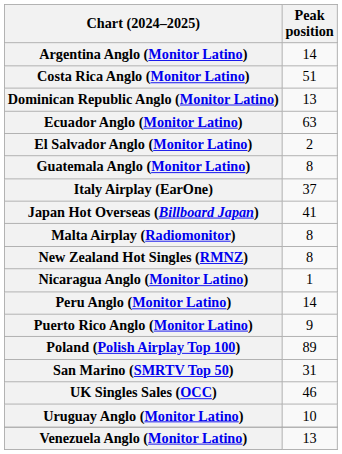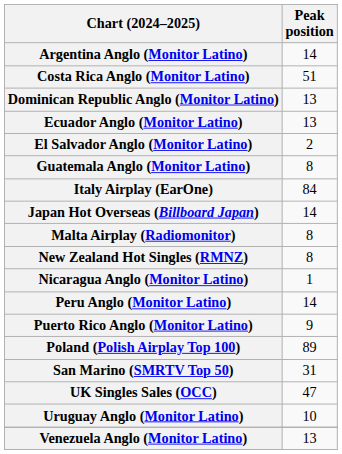(310, 122) 63 -> (310, 122) 13
(310, 189) 37 -> (310, 189) 84
(310, 212) 41 -> (310, 212) 14
(310, 393) 46 -> (310, 393) 47
